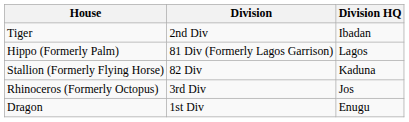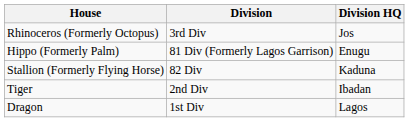rows swapped: (20, 32) <-> (83, 88)
(353, 51) Lagos -> (354, 51) Enugu
(354, 107) Enugu -> (353, 107) Lagos
